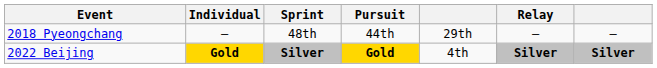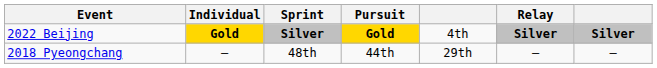rows swapped: (65, 34) <-> (51, 53)
